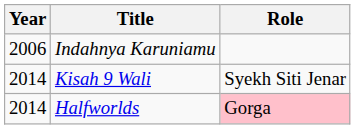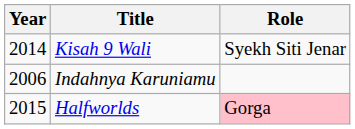rows swapped: (135, 49) <-> (103, 78)
(28, 108) 2014 -> (28, 108) 2015
